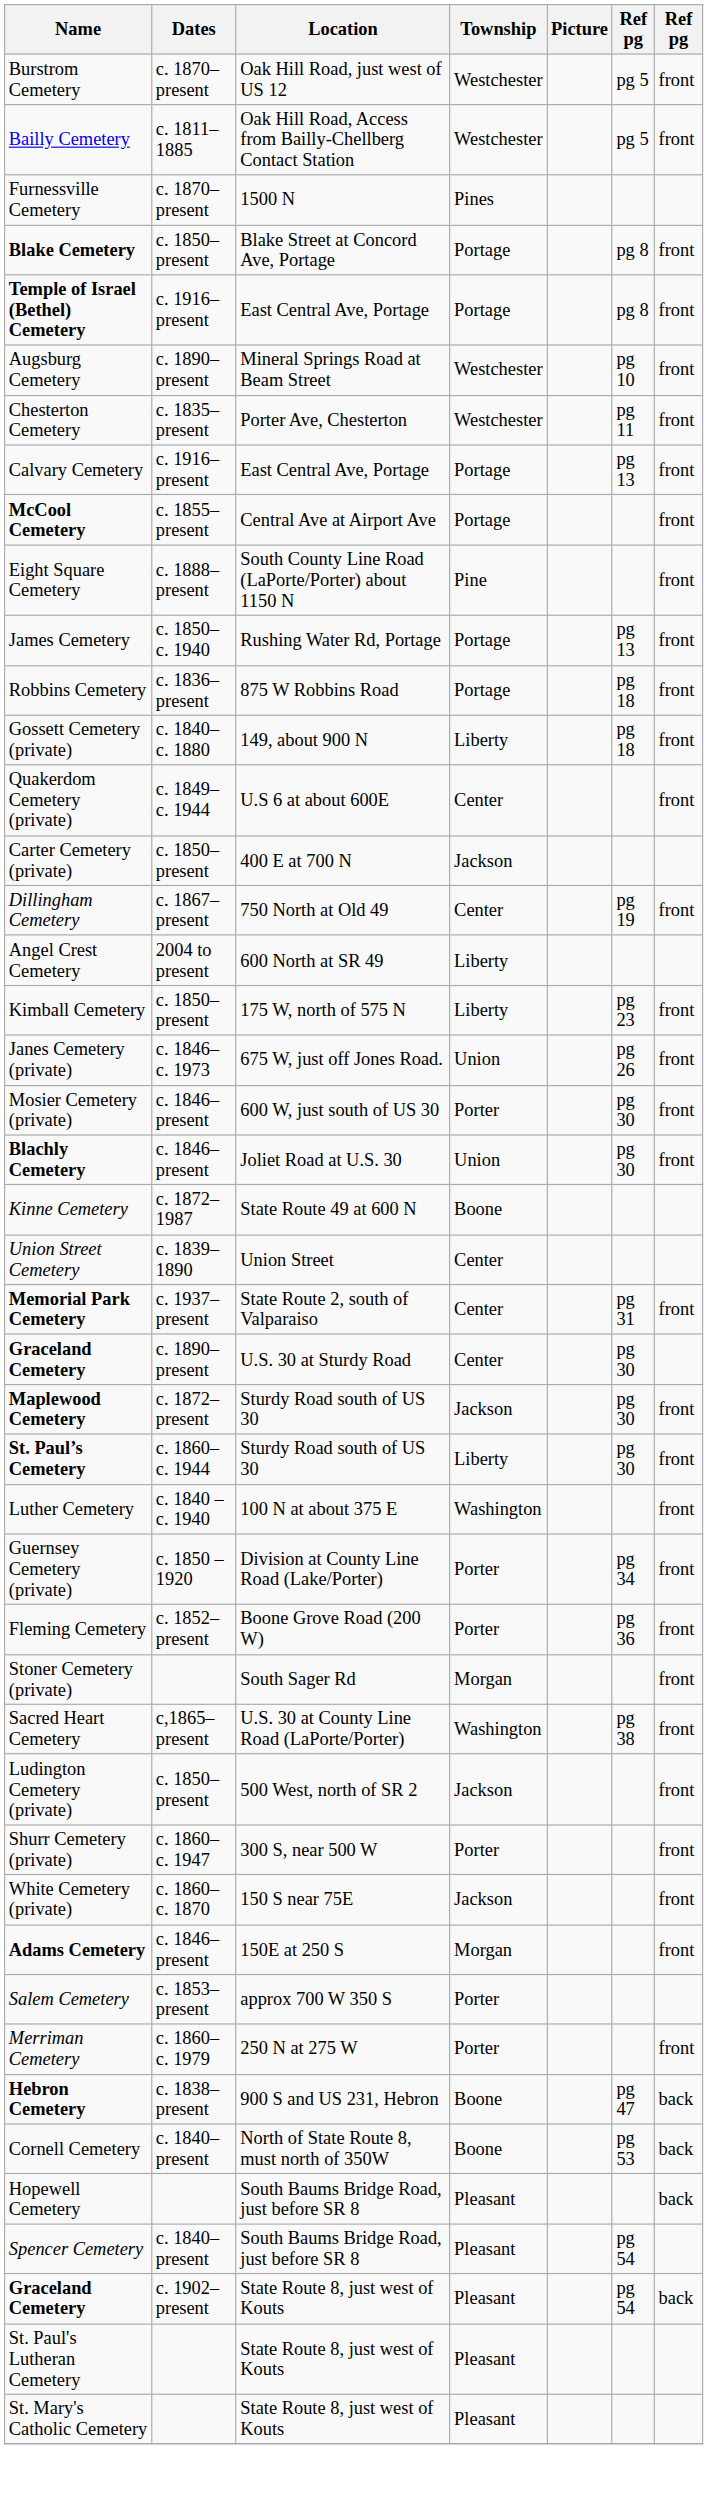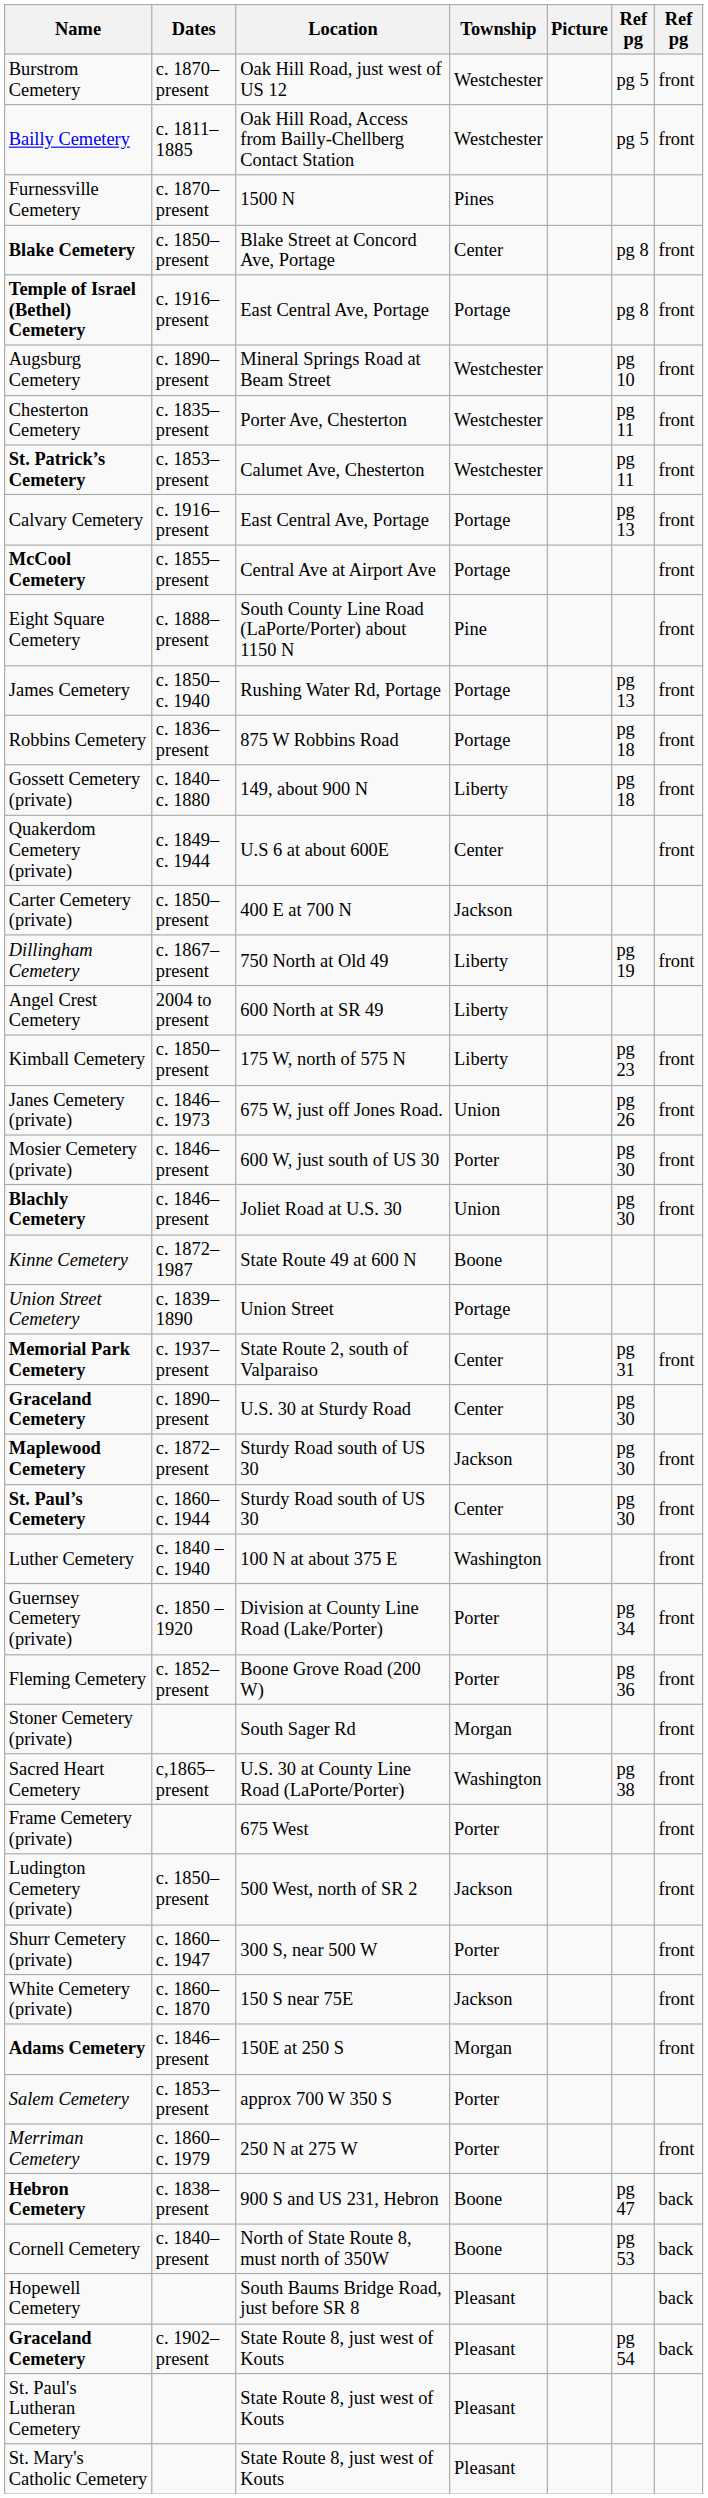(482, 249) Portage -> (479, 249) Center
+ row: (57, 469)
(479, 910) Center -> (481, 960) Liberty
(479, 1259) Center -> (482, 1309) Portage
(481, 1459) Liberty -> (479, 1508) Center
+ row: (70, 1828)
- row: (76, 2248)
